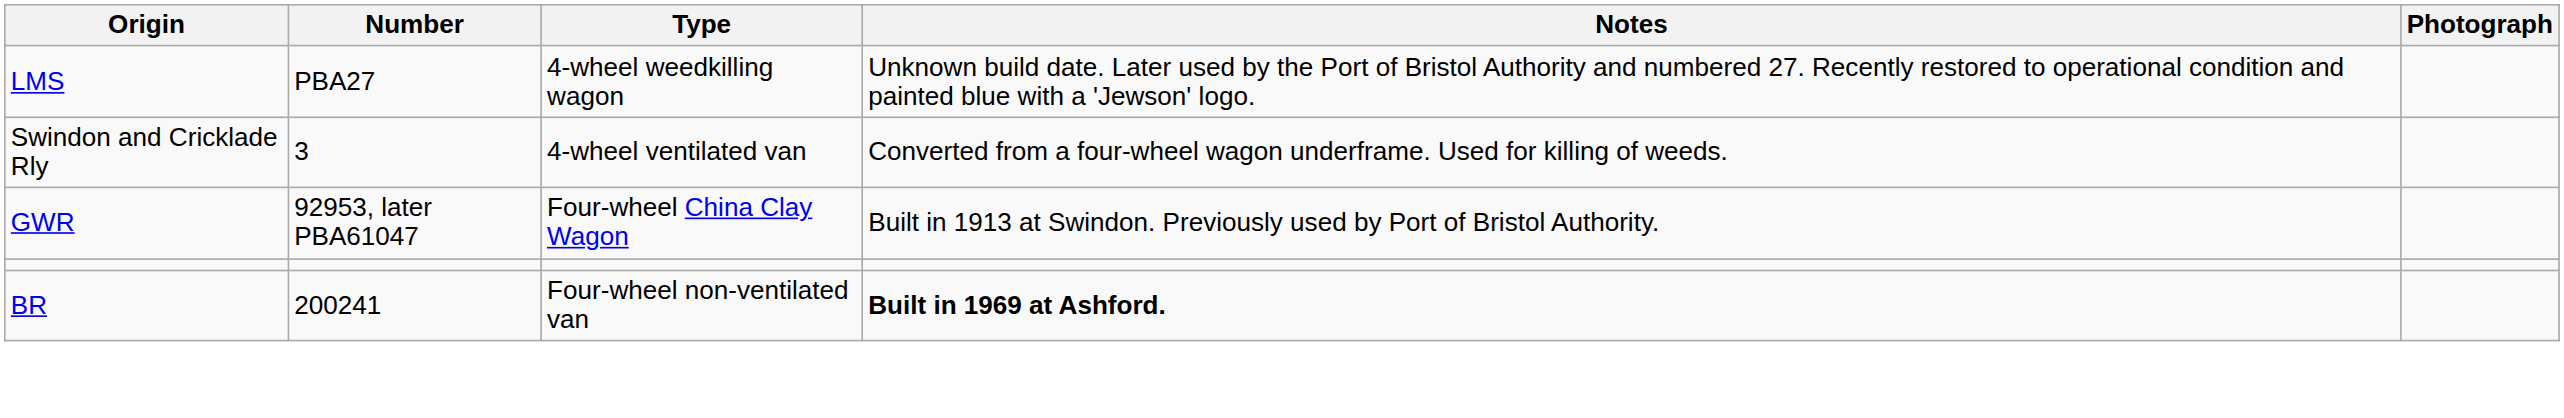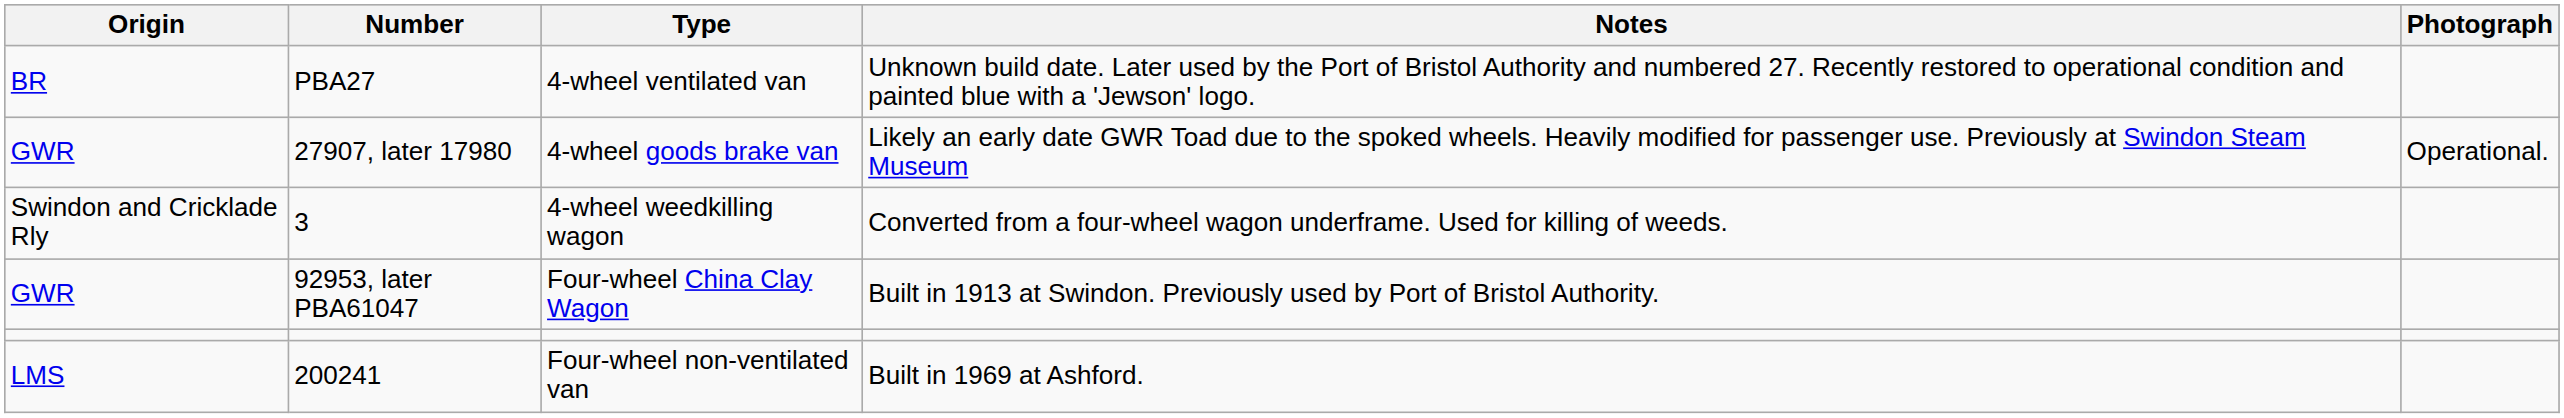(38, 81) LMS -> (29, 81) BR
(660, 81) 4-wheel weedkilling wagon -> (677, 81) 4-wheel ventilated van
+ row: (403, 151)
(677, 151) 4-wheel ventilated van -> (660, 222) 4-wheel weedkilling wagon
(29, 305) BR -> (38, 376) LMS
(1017, 305) bold -> (1006, 376) normal
